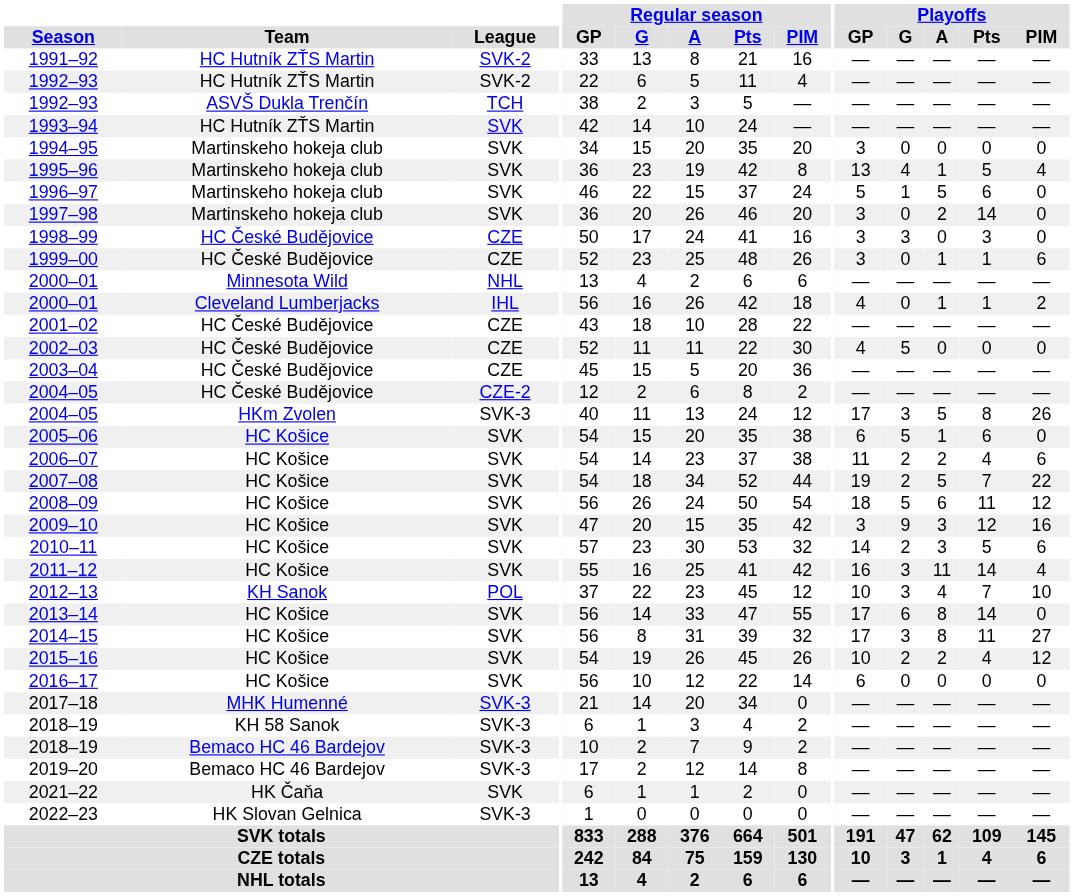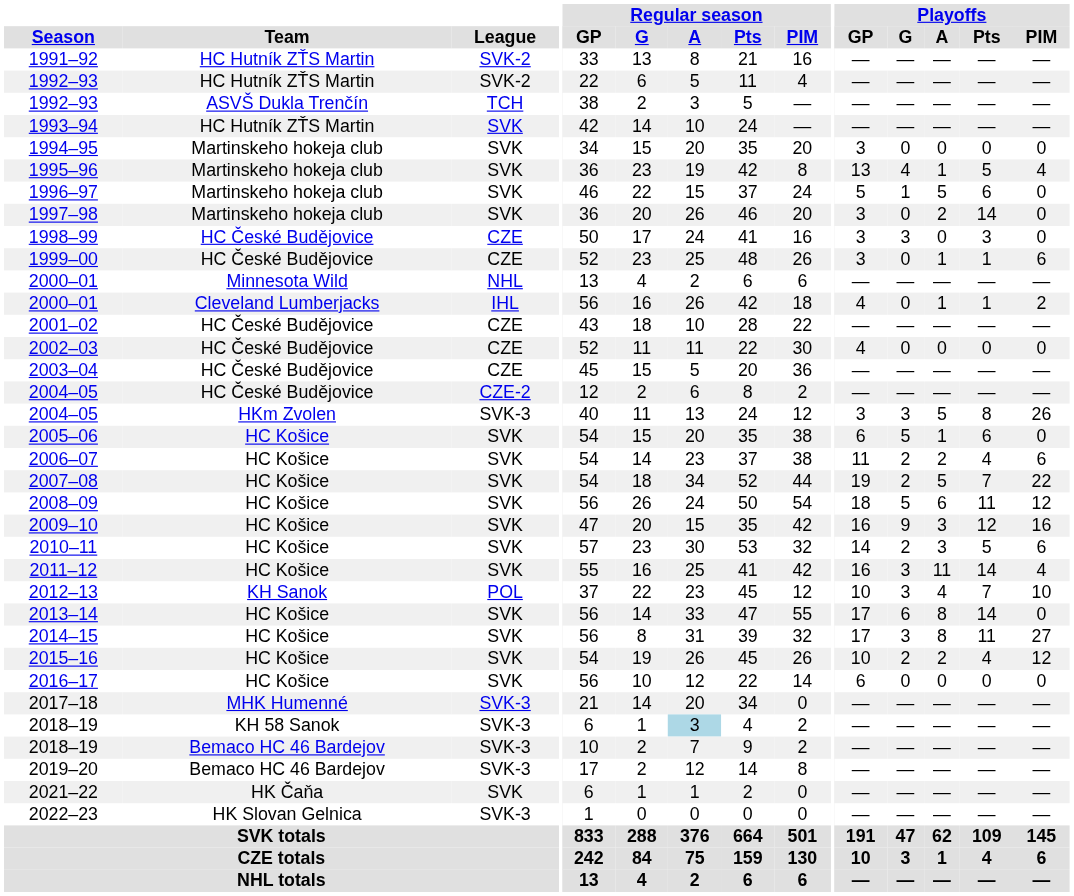(905, 348) 5 -> (905, 348) 0
(861, 414) 17 -> (861, 414) 3
(861, 525) 3 -> (861, 525) 16
(695, 725) no background -> (695, 725) lightblue background
